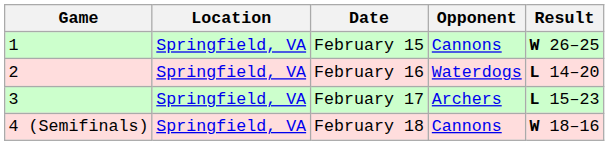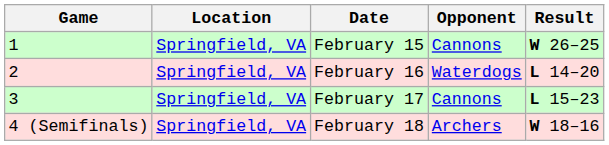(467, 100) Archers -> (467, 100) Cannons
(467, 127) Cannons -> (467, 127) Archers
